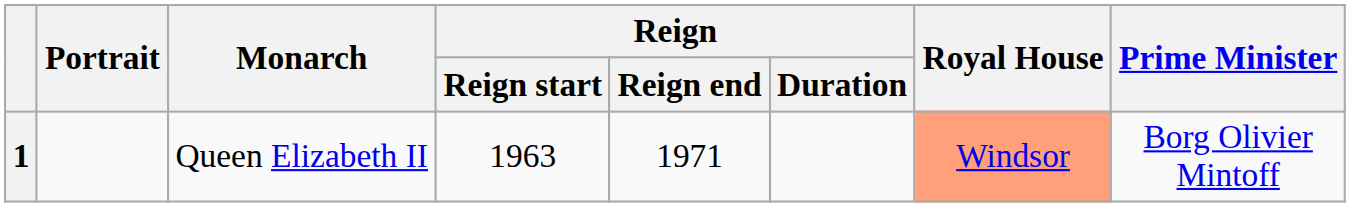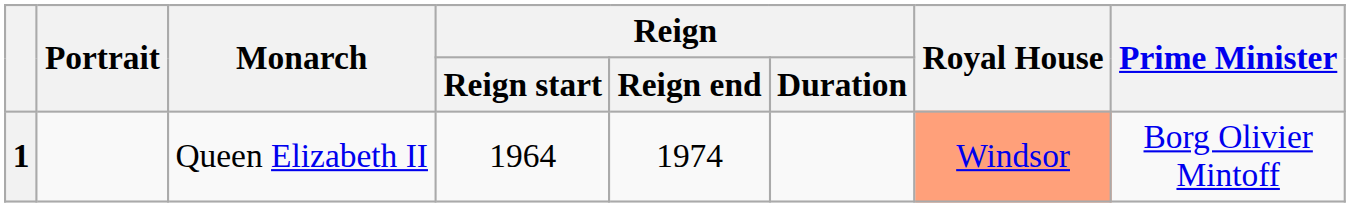(523, 155) 1963 -> (523, 155) 1964
(690, 155) 1971 -> (690, 155) 1974
